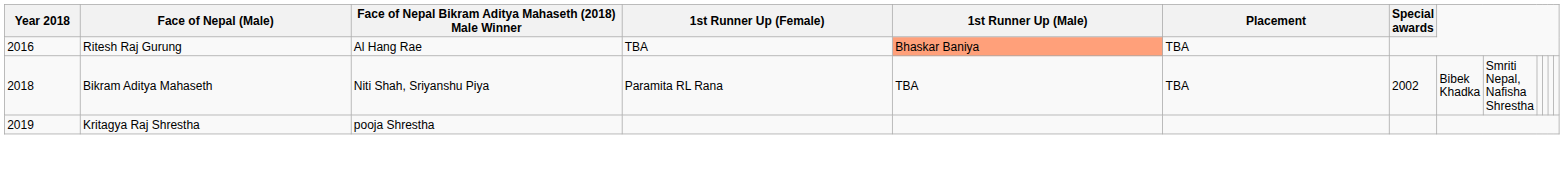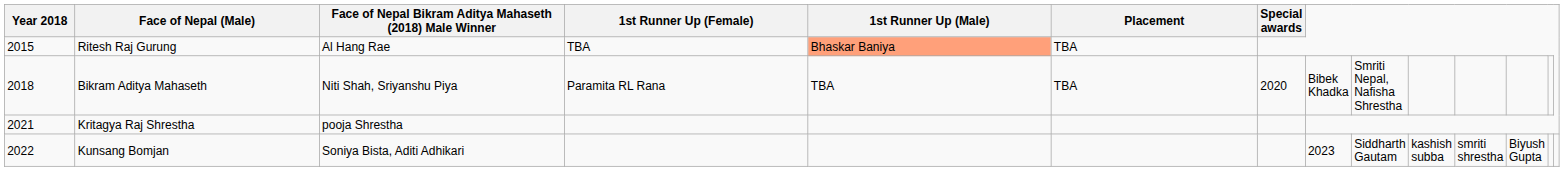(21, 47) 2016 -> (21, 47) 2015
(1405, 86) 2002 -> (1274, 86) 2020
(21, 125) 2019 -> (21, 125) 2021
+ row: (123, 151)
